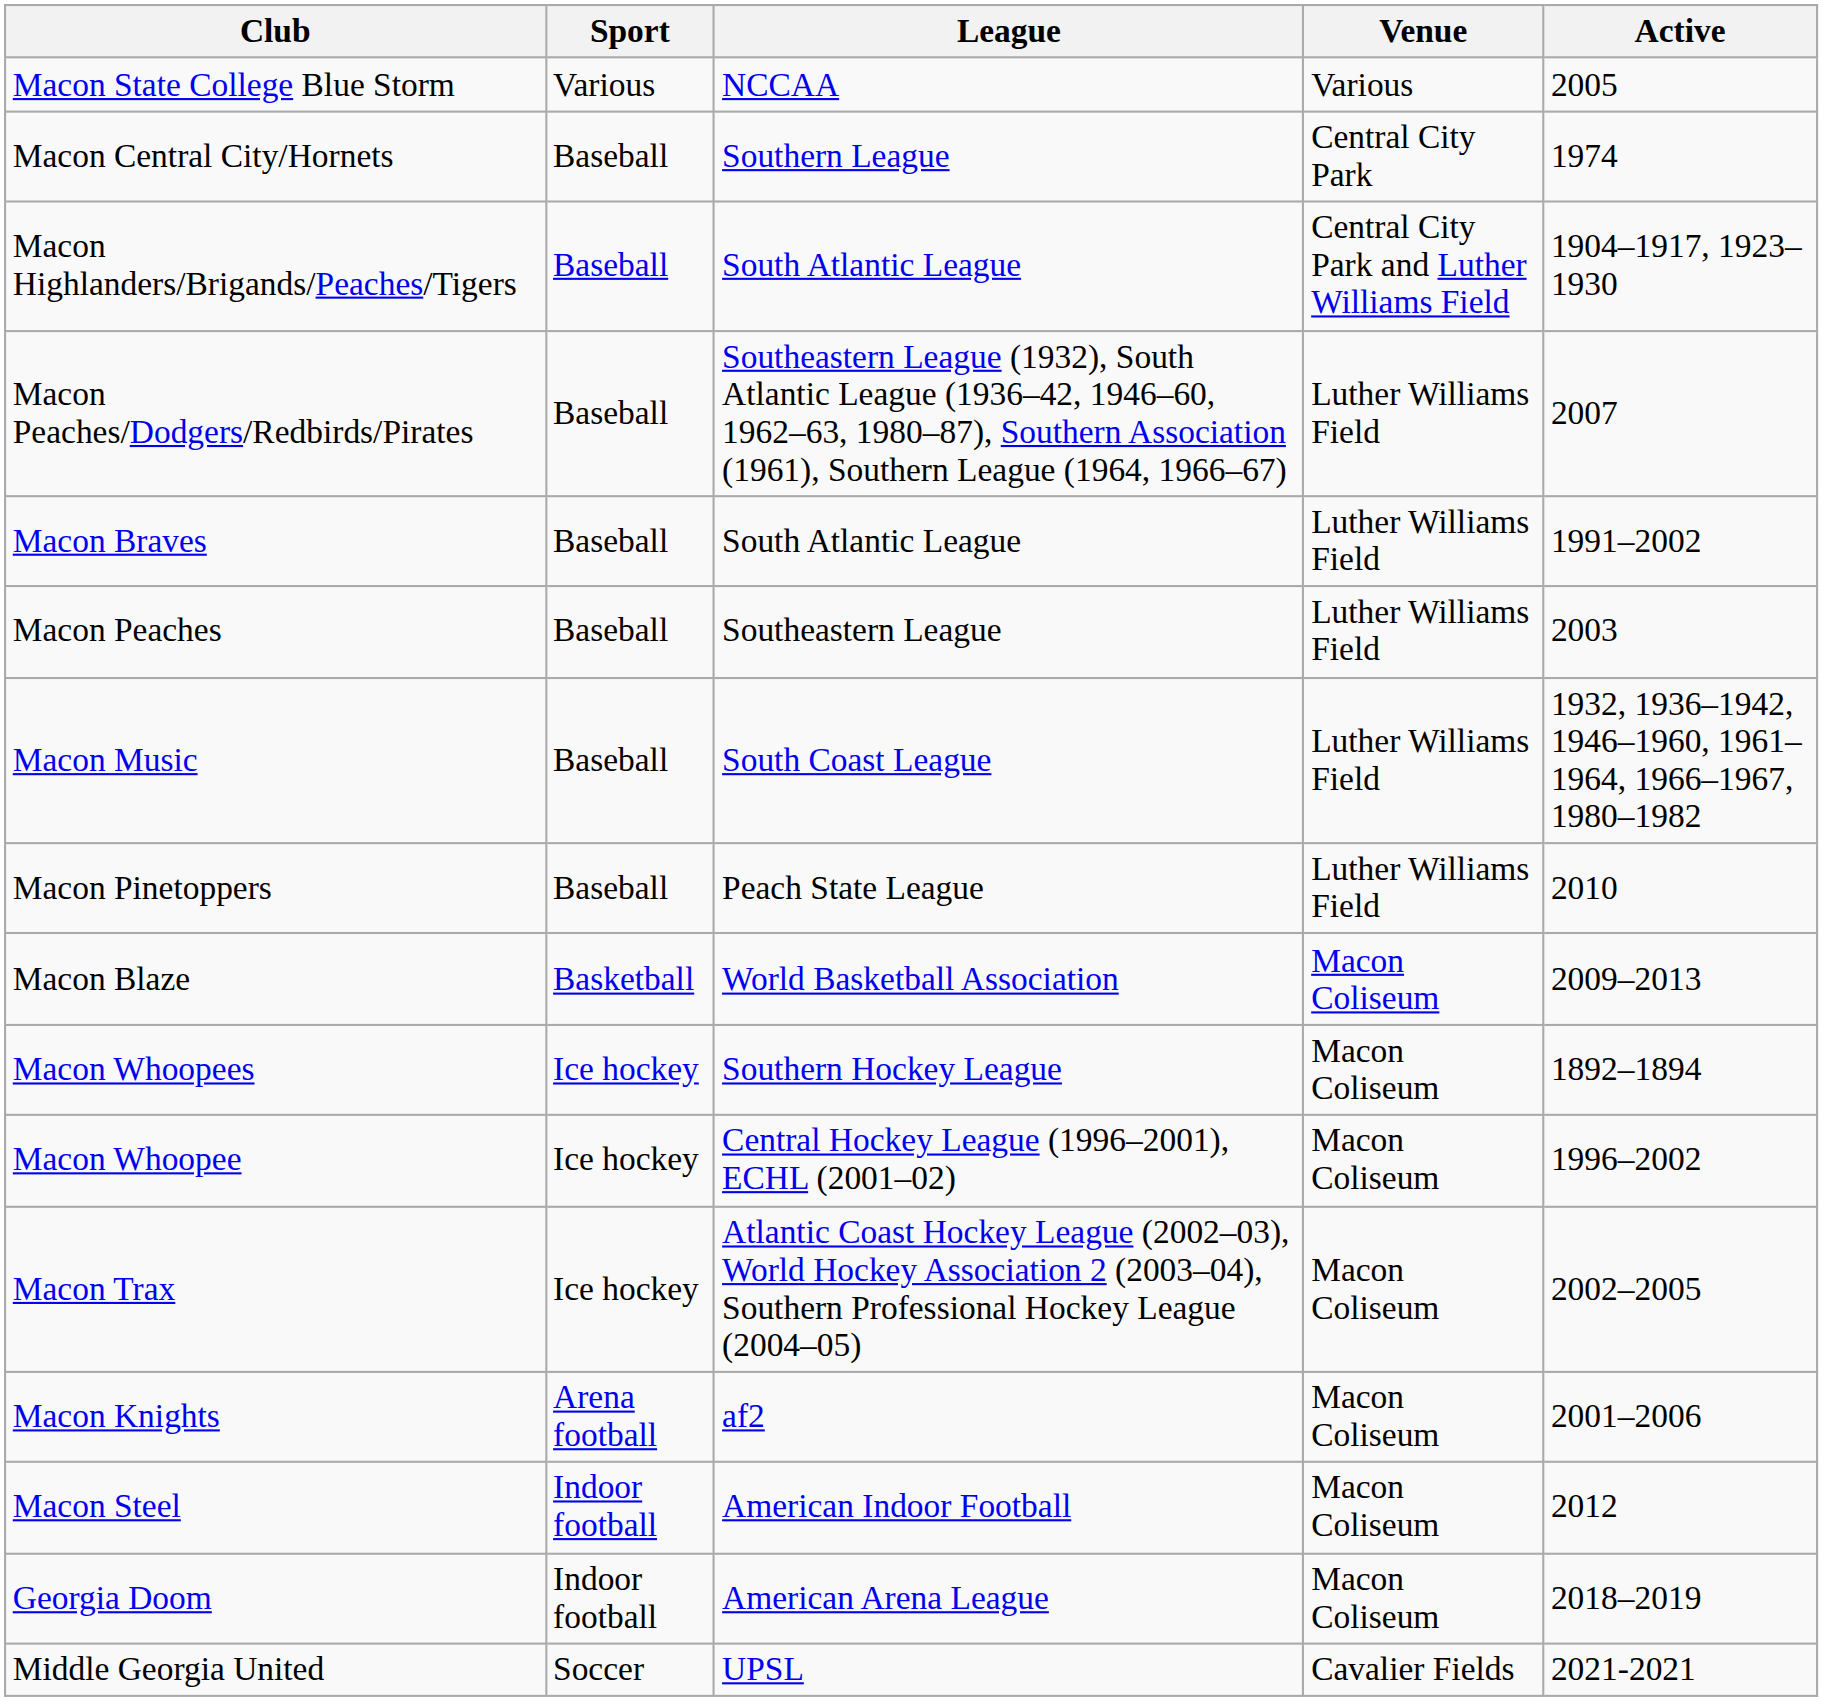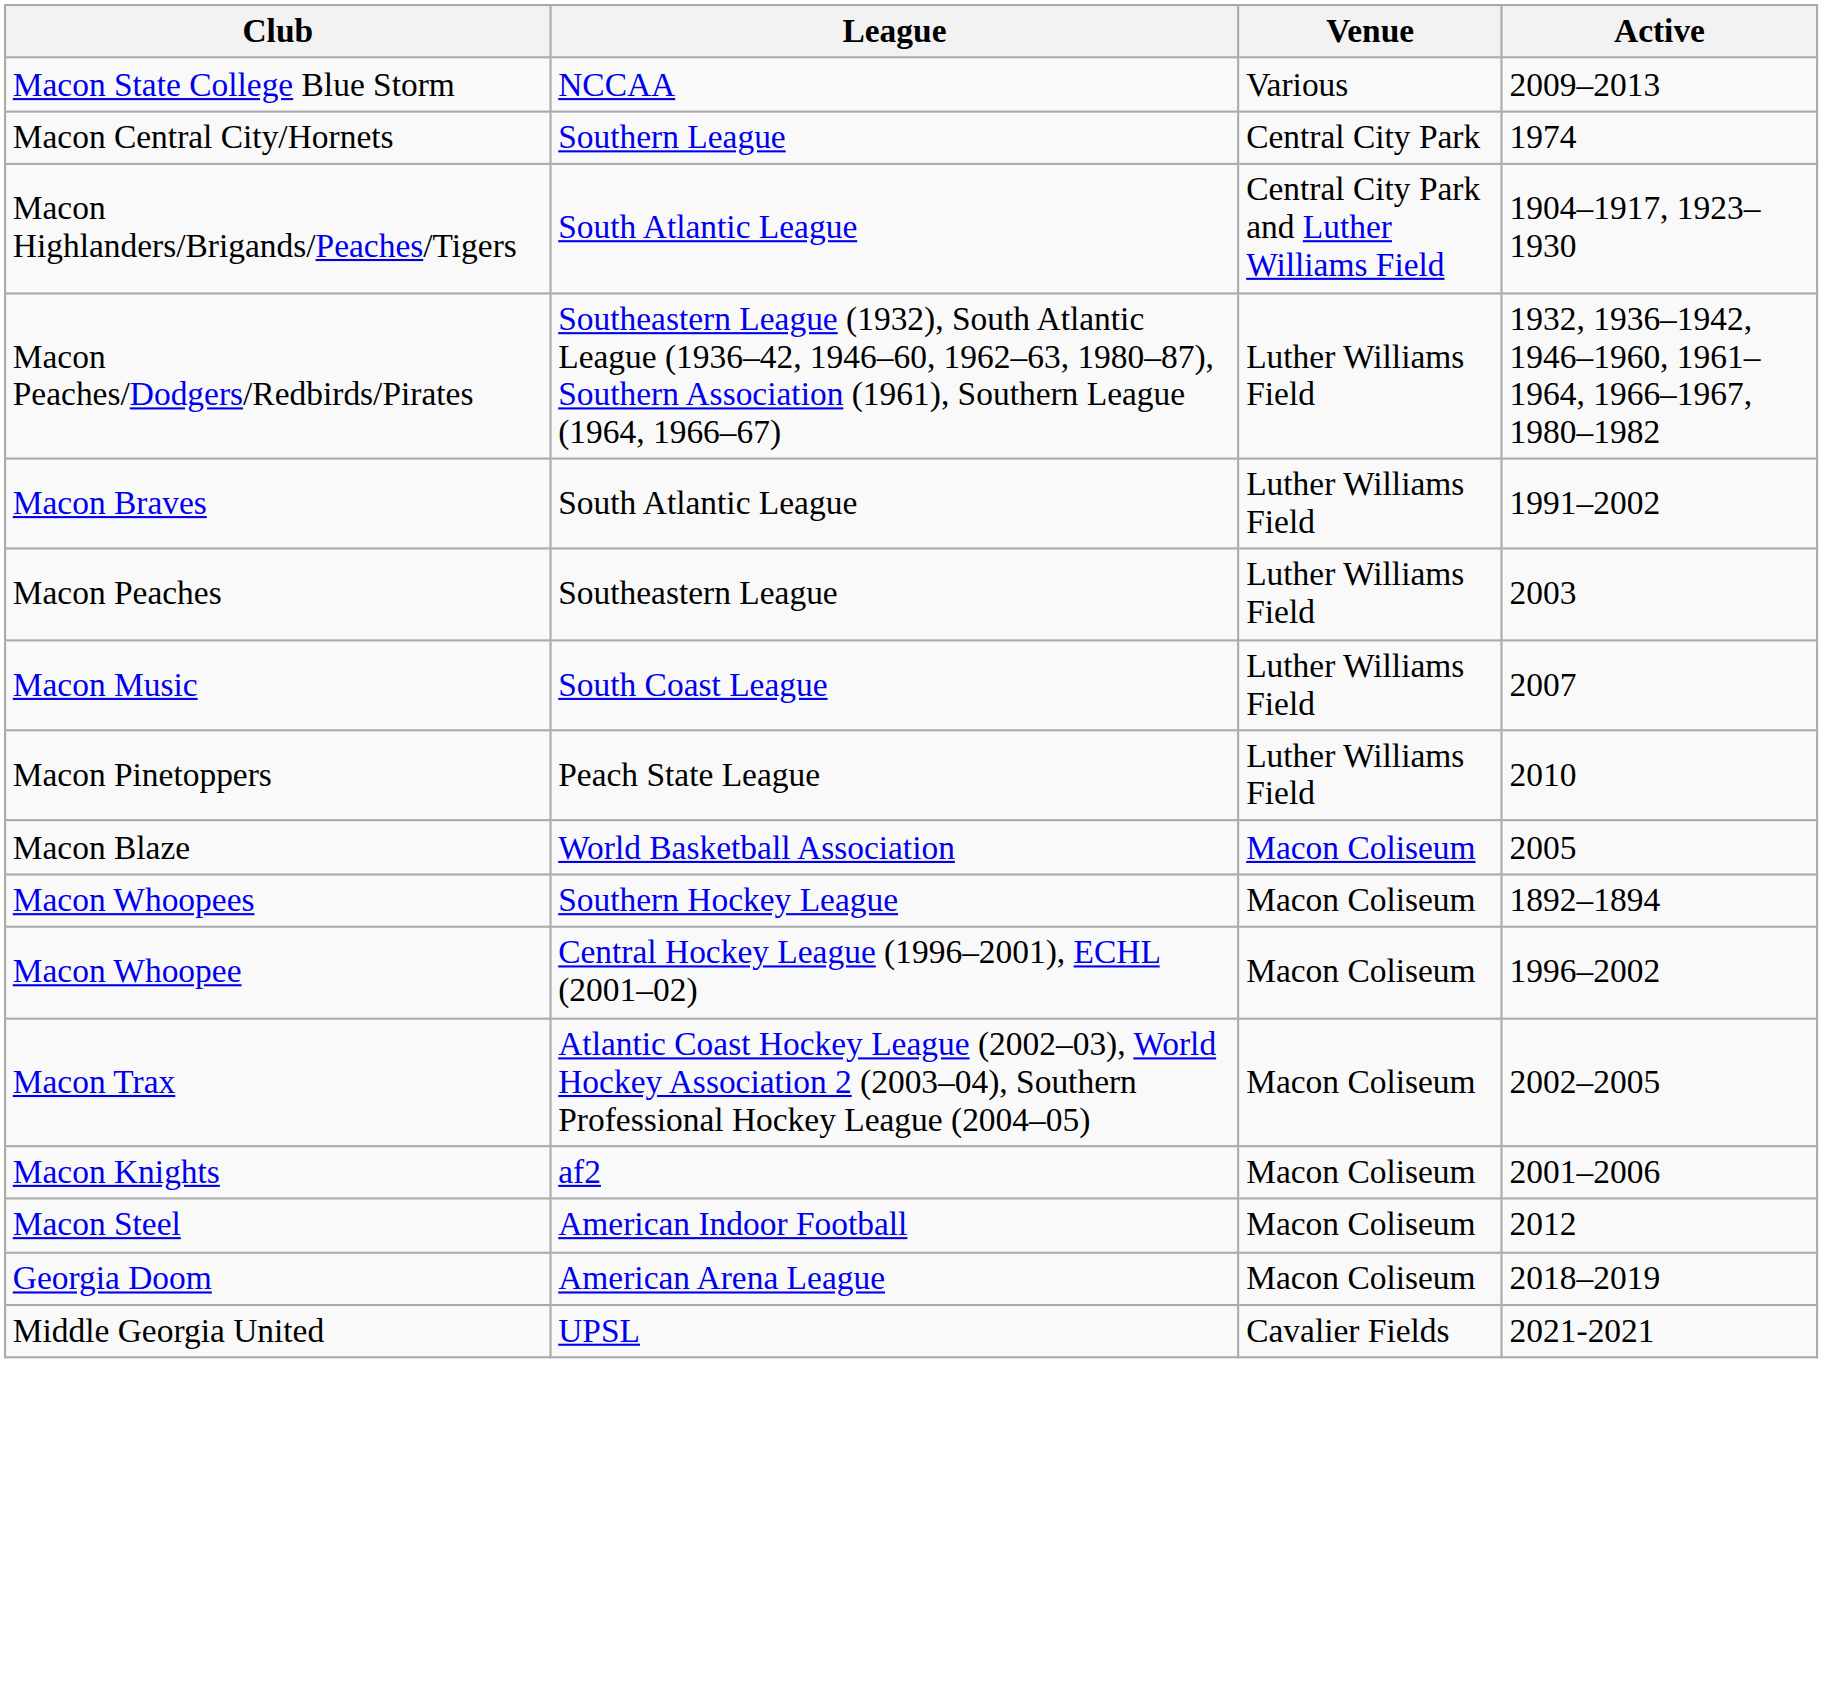- column: (630, 31)
(1584, 84) 2005 -> (1585, 84) 2009–2013
(1584, 412) 2007 -> (1635, 374) 1932, 1936–1942, 1946–1960, 1961–1964, 1966–1967, 1980–1982
(1676, 759) 1932, 1936–1942, 1946–1960, 1961–1964, 1966–1967, 1980–1982 -> (1543, 684) 2007
(1626, 978) 2009–2013 -> (1543, 846) 2005
